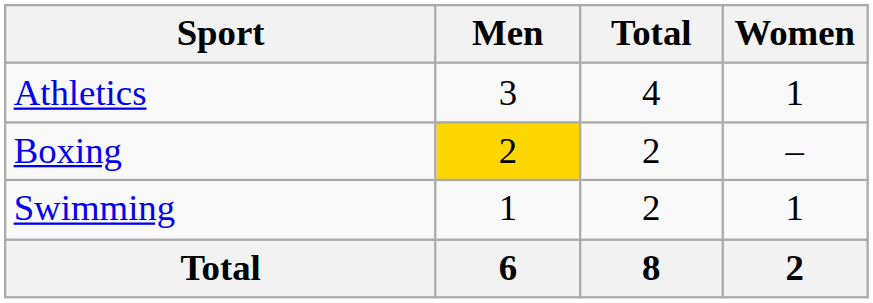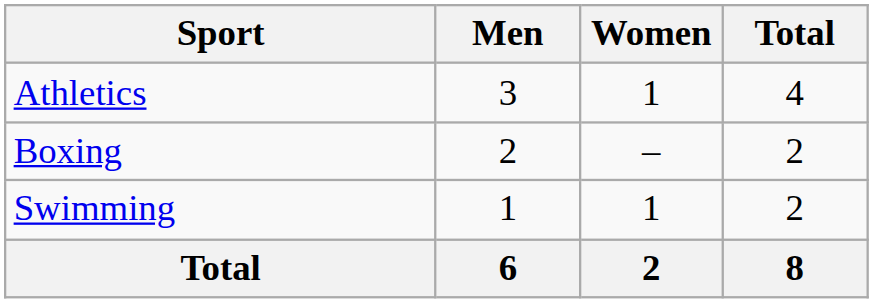columns swapped: (795, 33) <-> (651, 33)
(508, 150) gold background -> (508, 150) no background
